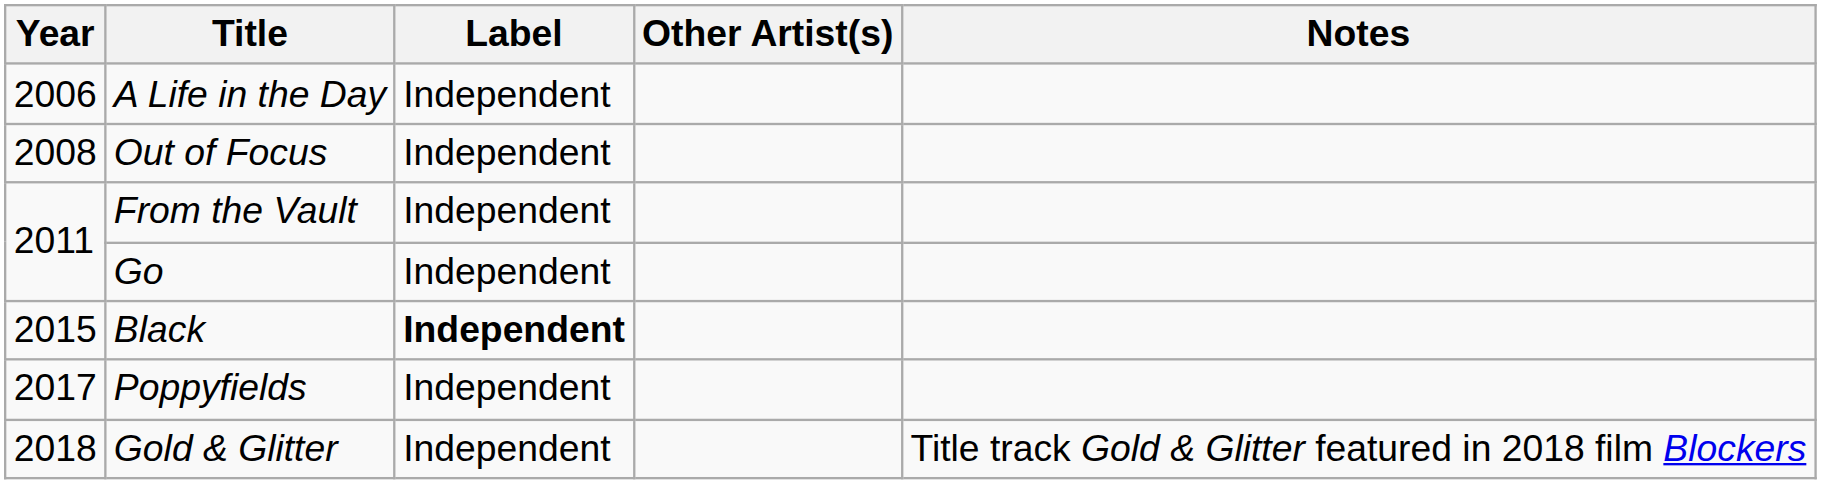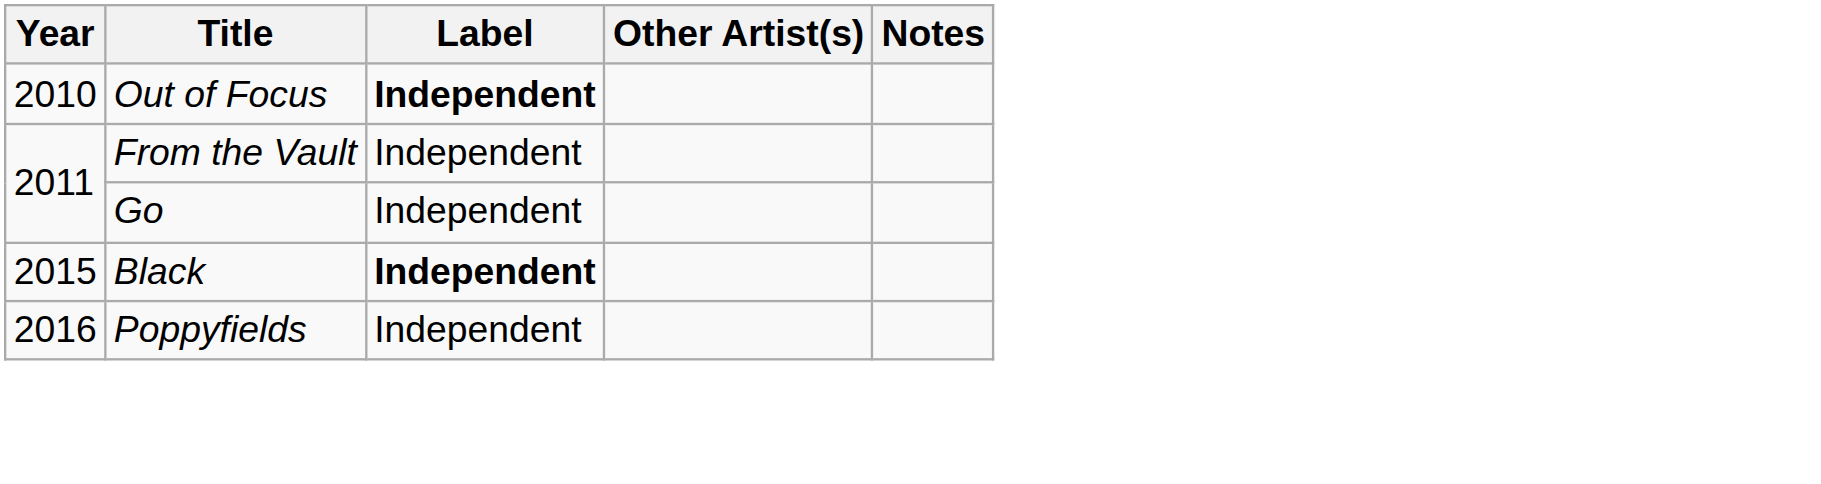- row: (250, 93)
(55, 152) 2008 -> (55, 93) 2010
(507, 152) normal -> (485, 93) bold
(55, 388) 2017 -> (55, 329) 2016
- row: (226, 447)
